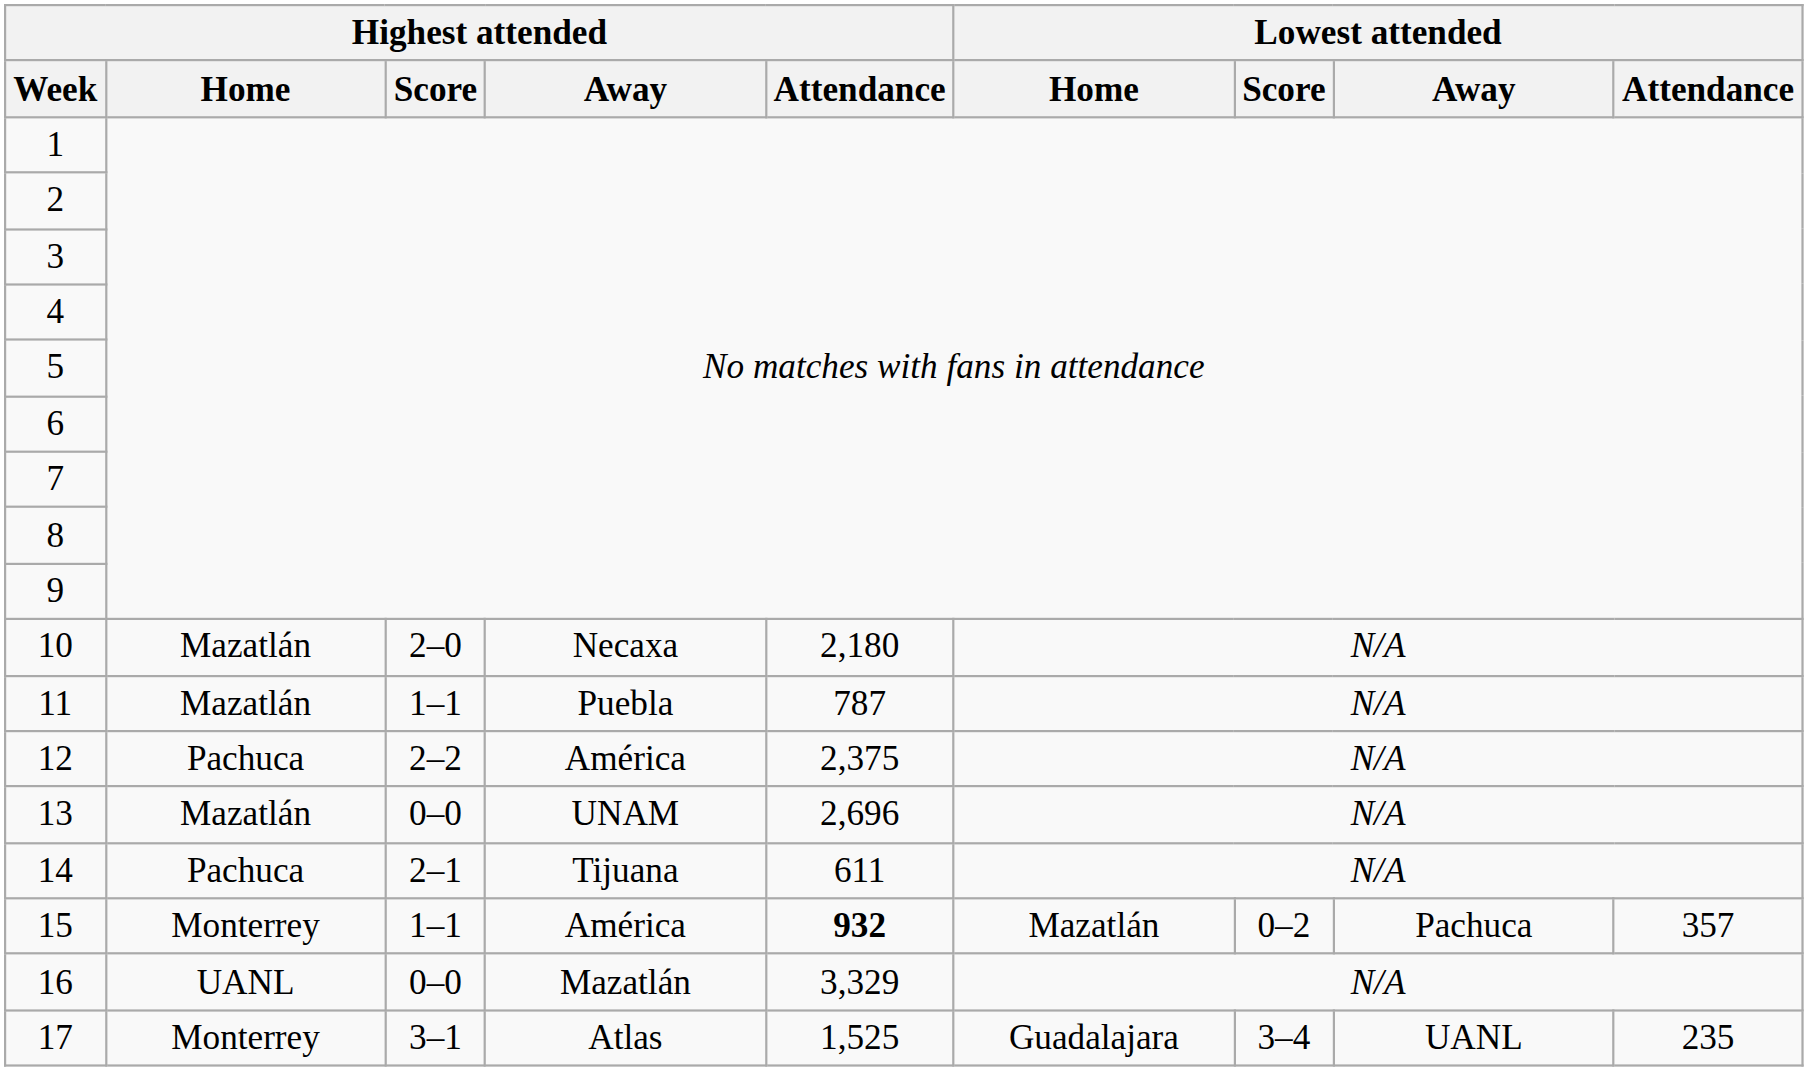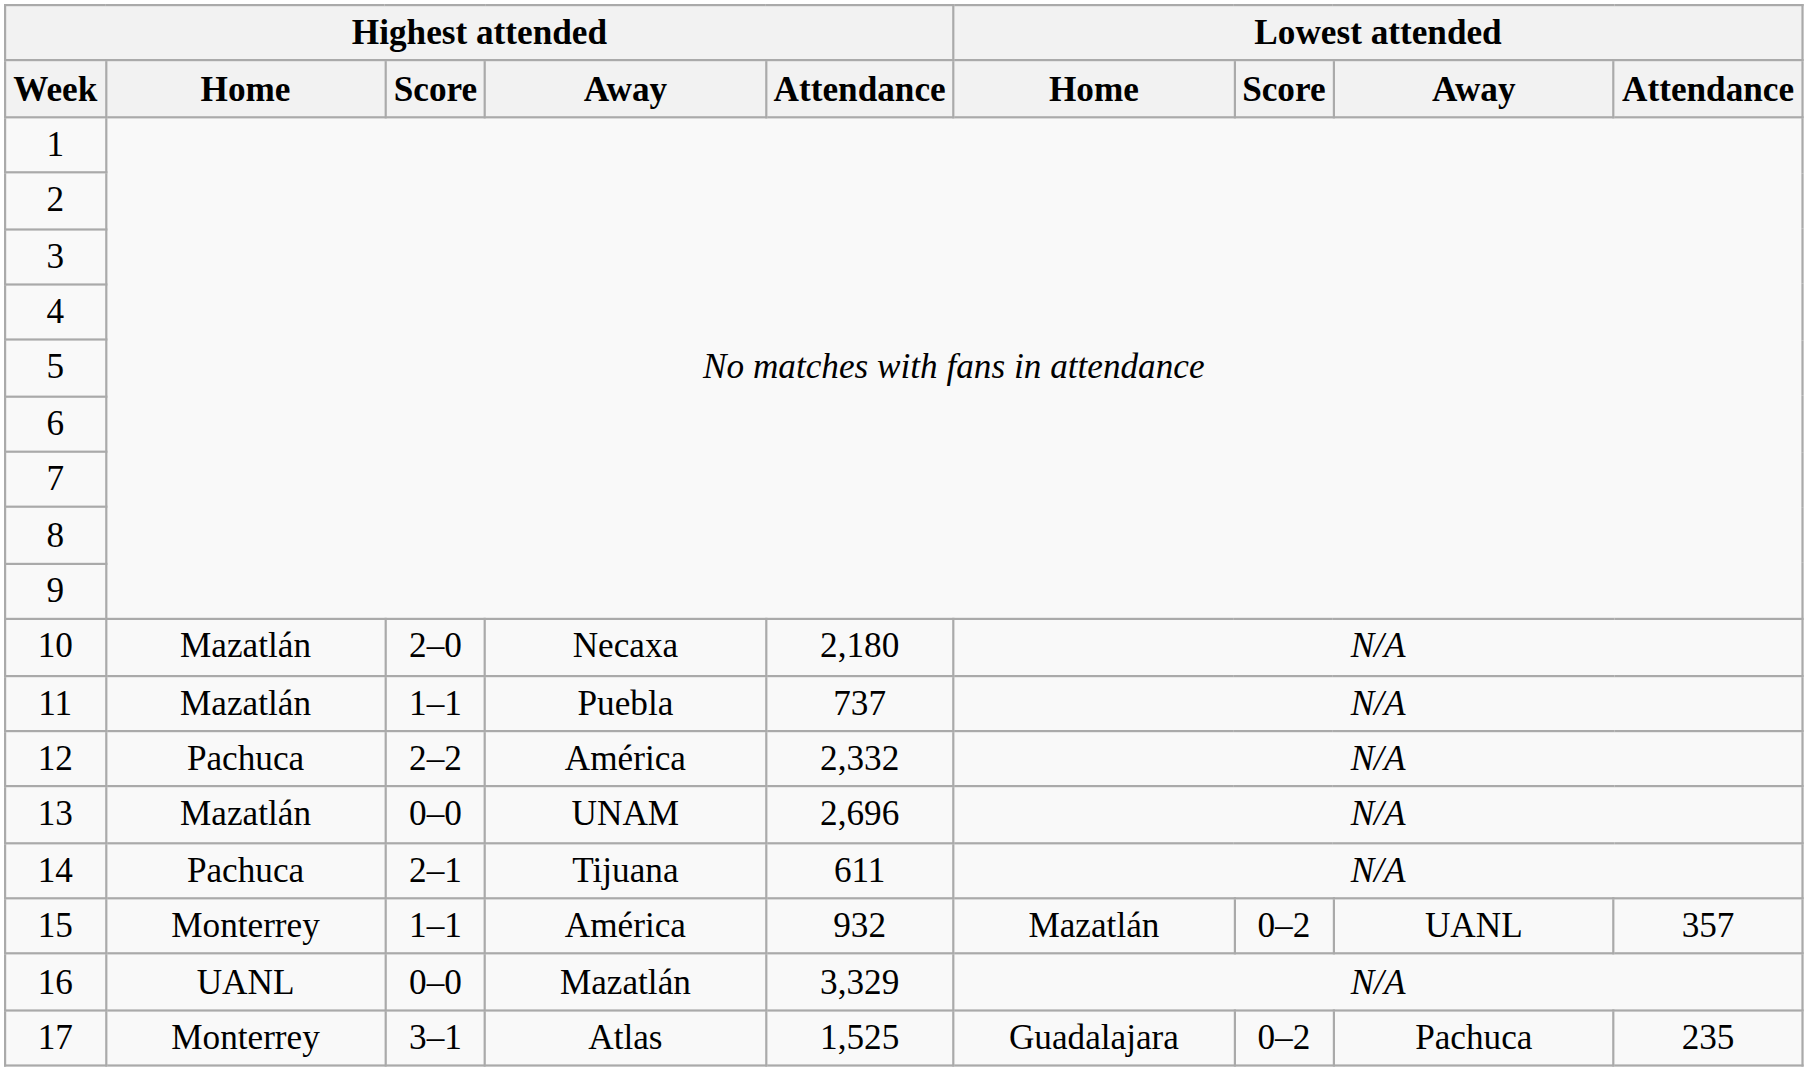(860, 702) 787 -> (860, 702) 737
(860, 758) 2,375 -> (860, 758) 2,332
(860, 925) bold -> (860, 925) normal
(1474, 925) Pachuca -> (1474, 925) UANL
(1284, 1037) 3–4 -> (1284, 1037) 0–2
(1474, 1037) UANL -> (1474, 1037) Pachuca
